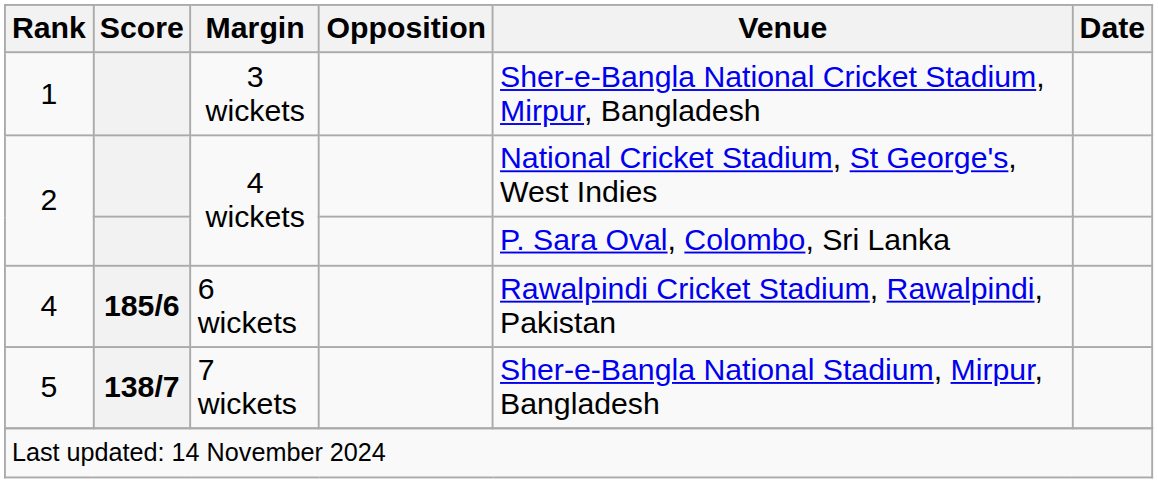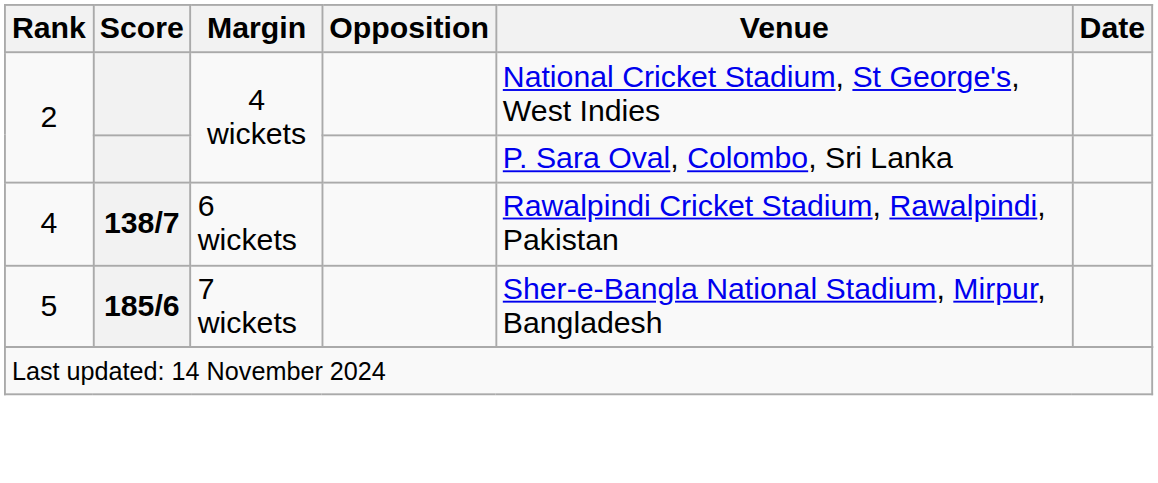- row: (49, 93)
(142, 305) 185/6 -> (142, 223) 138/7
(142, 387) 138/7 -> (142, 305) 185/6
